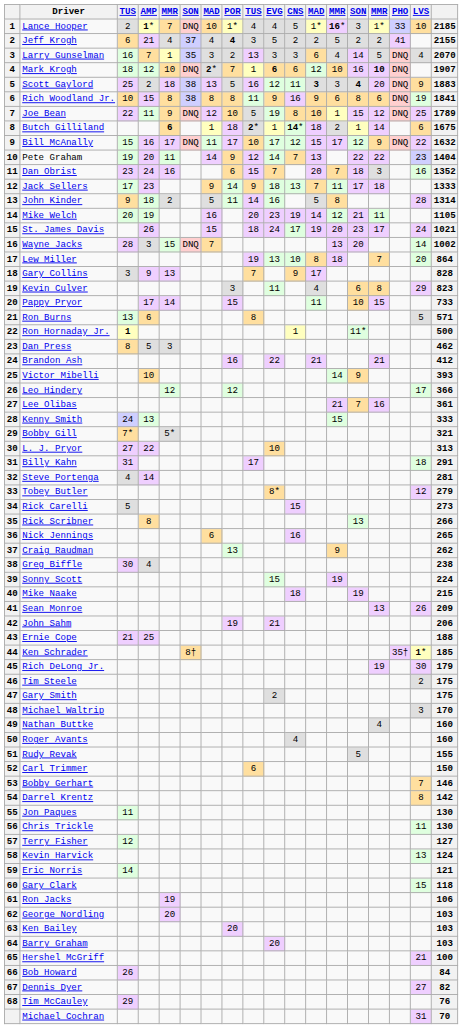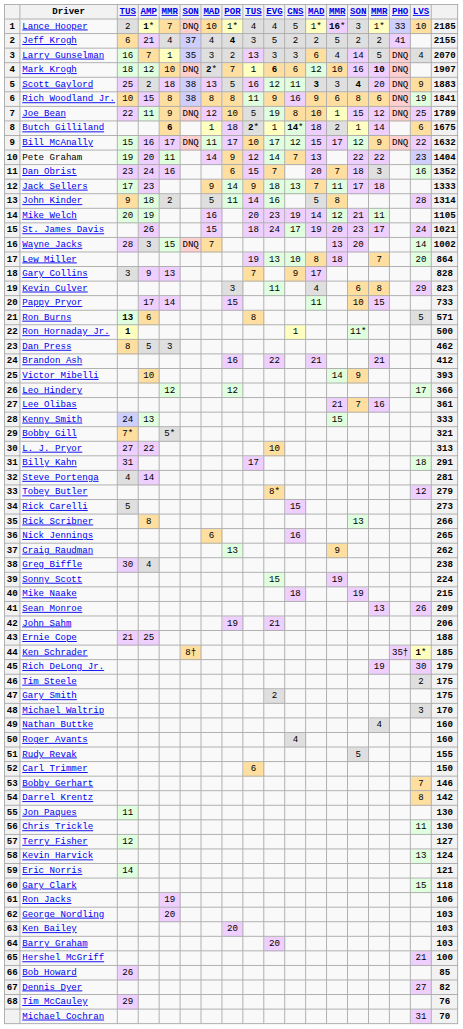(128, 317) normal -> (128, 317) bold
(445, 973) 84 -> (445, 973) 85
